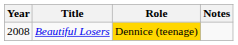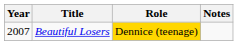(18, 31) 2008 -> (18, 31) 2007
